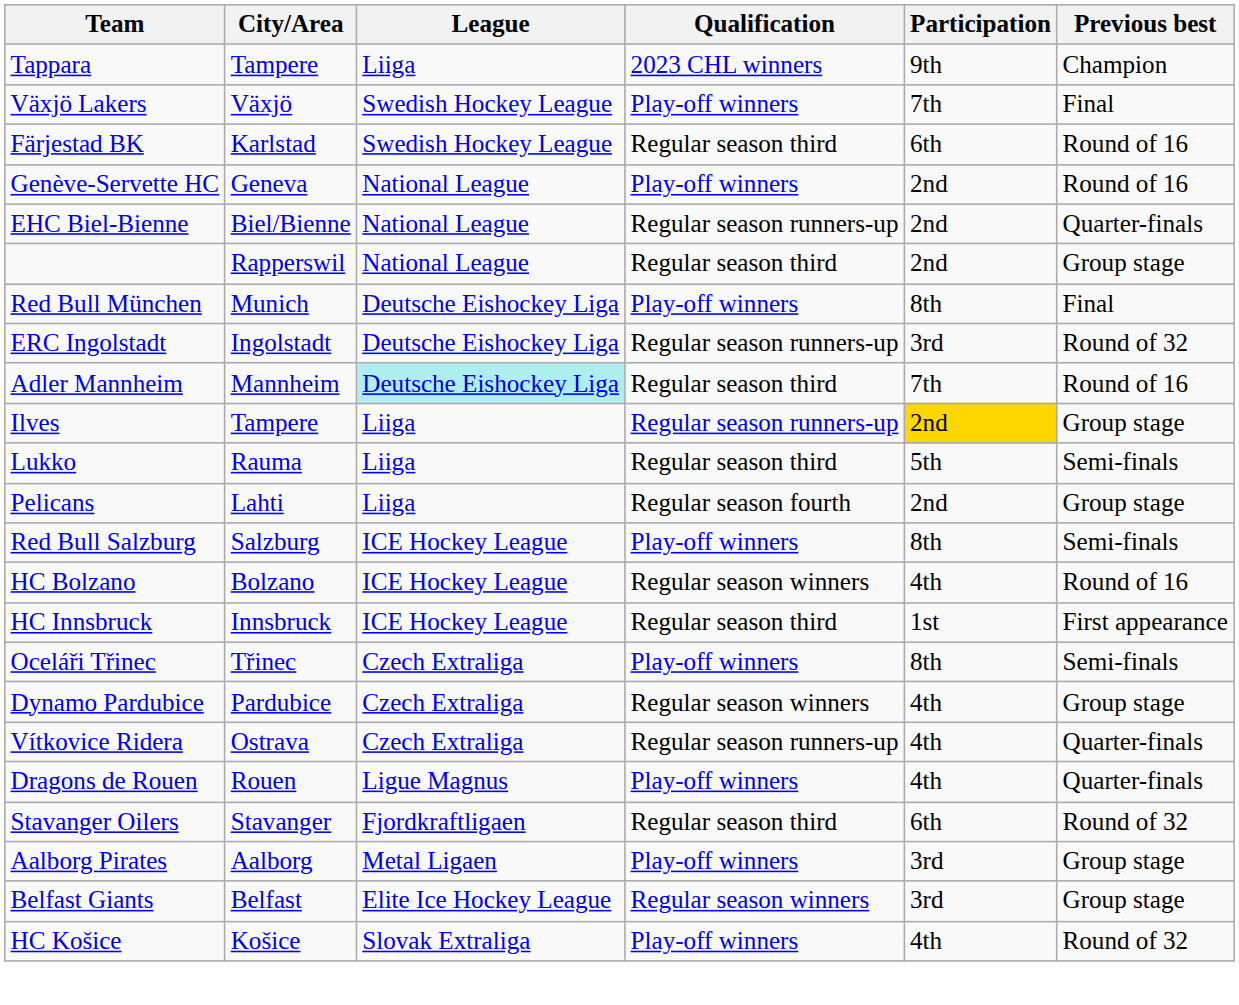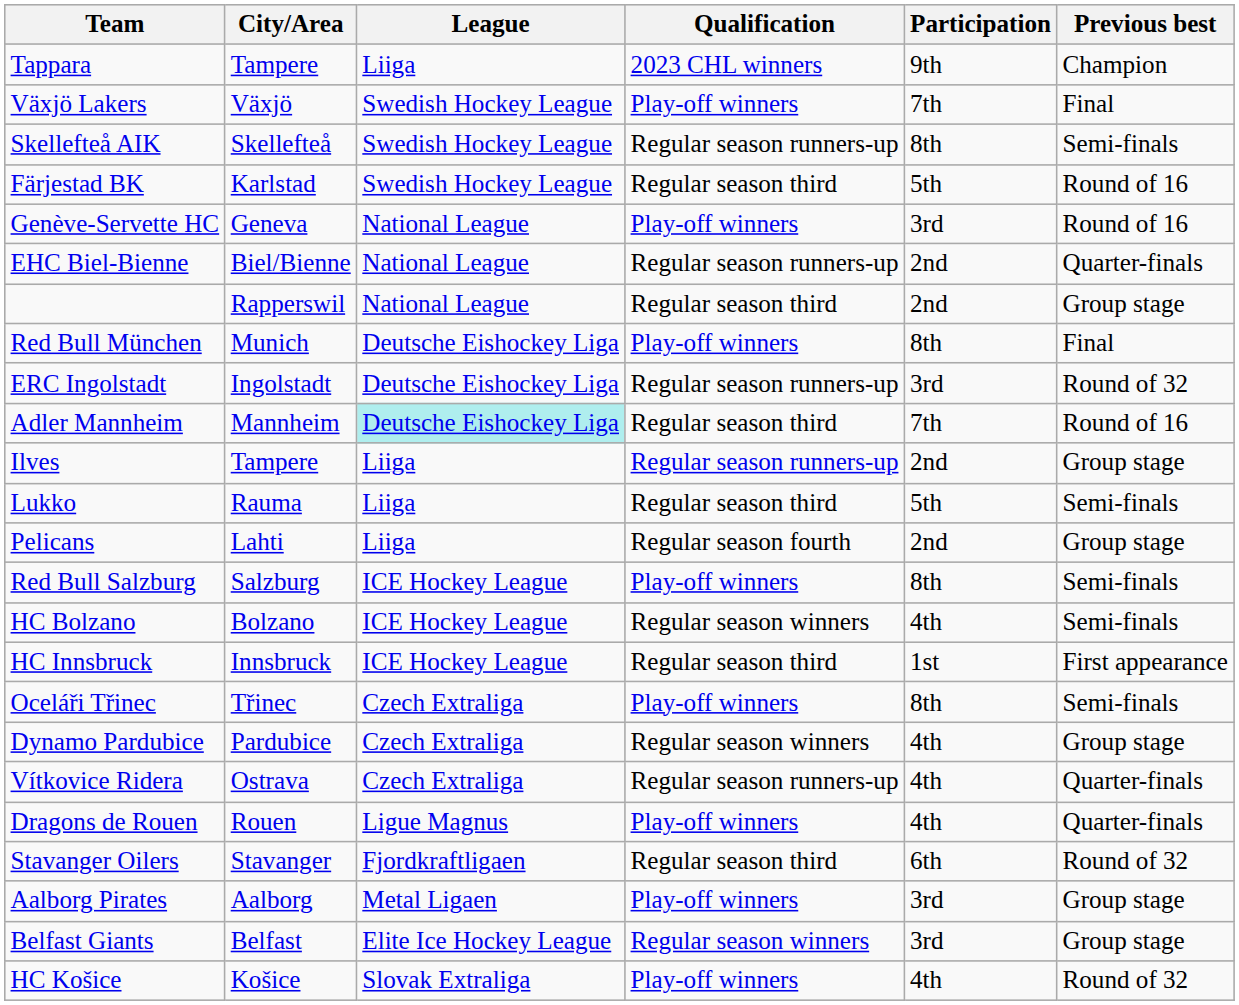+ row: (86, 143)
(926, 143) 6th -> (926, 183) 5th
(929, 183) 2nd -> (927, 223) 3rd
(929, 422) gold background -> (929, 462) no background
(1125, 582) Round of 16 -> (1120, 622) Semi-finals
